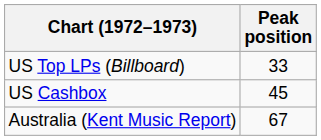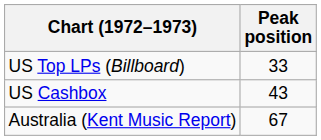(278, 93) 45 -> (278, 93) 43
